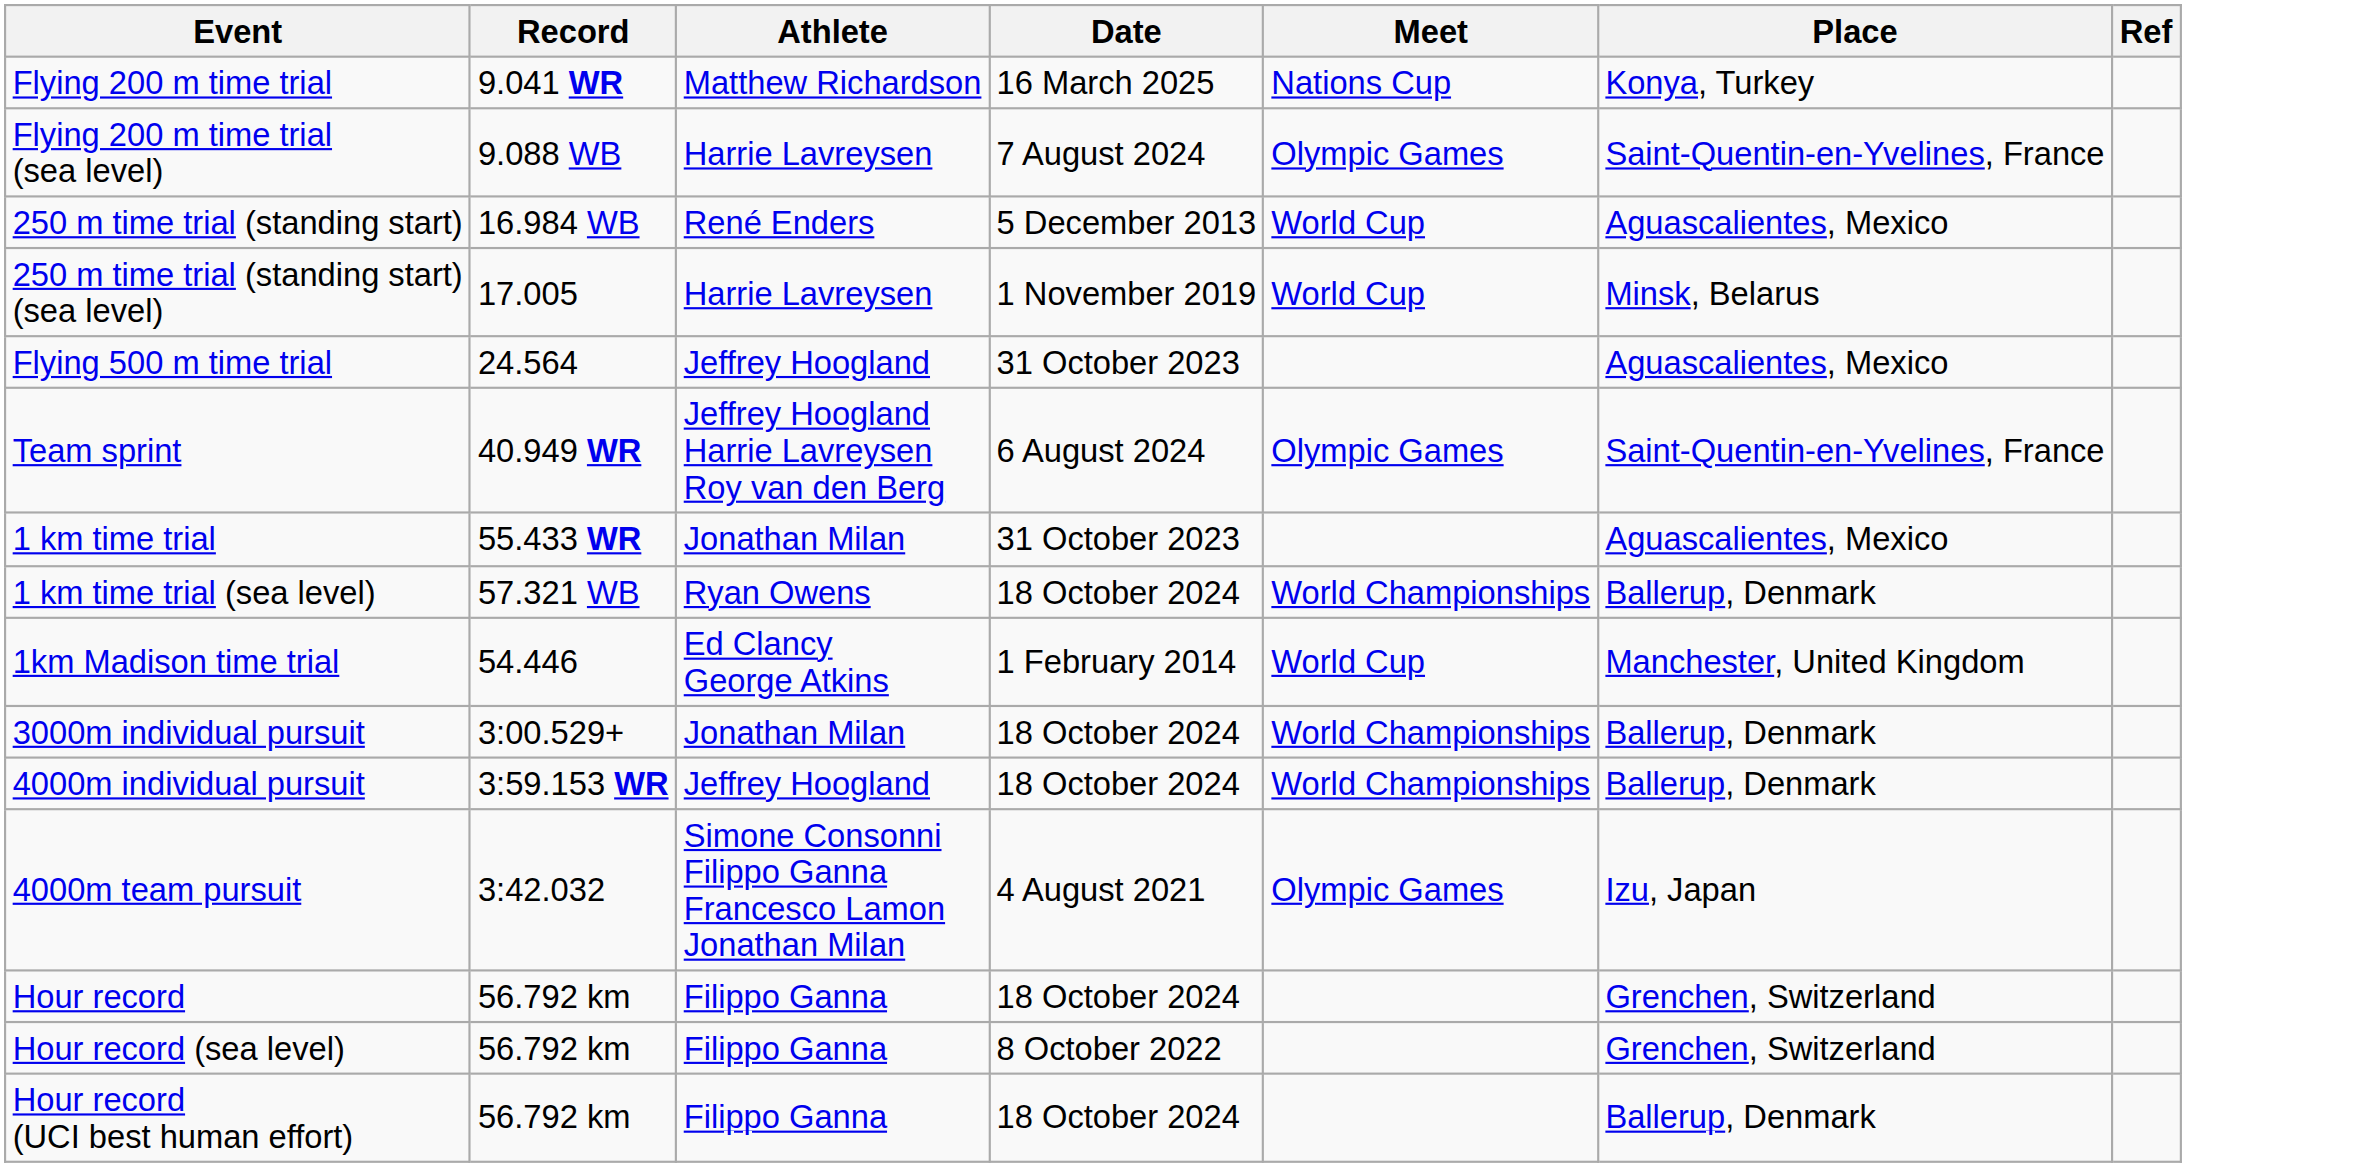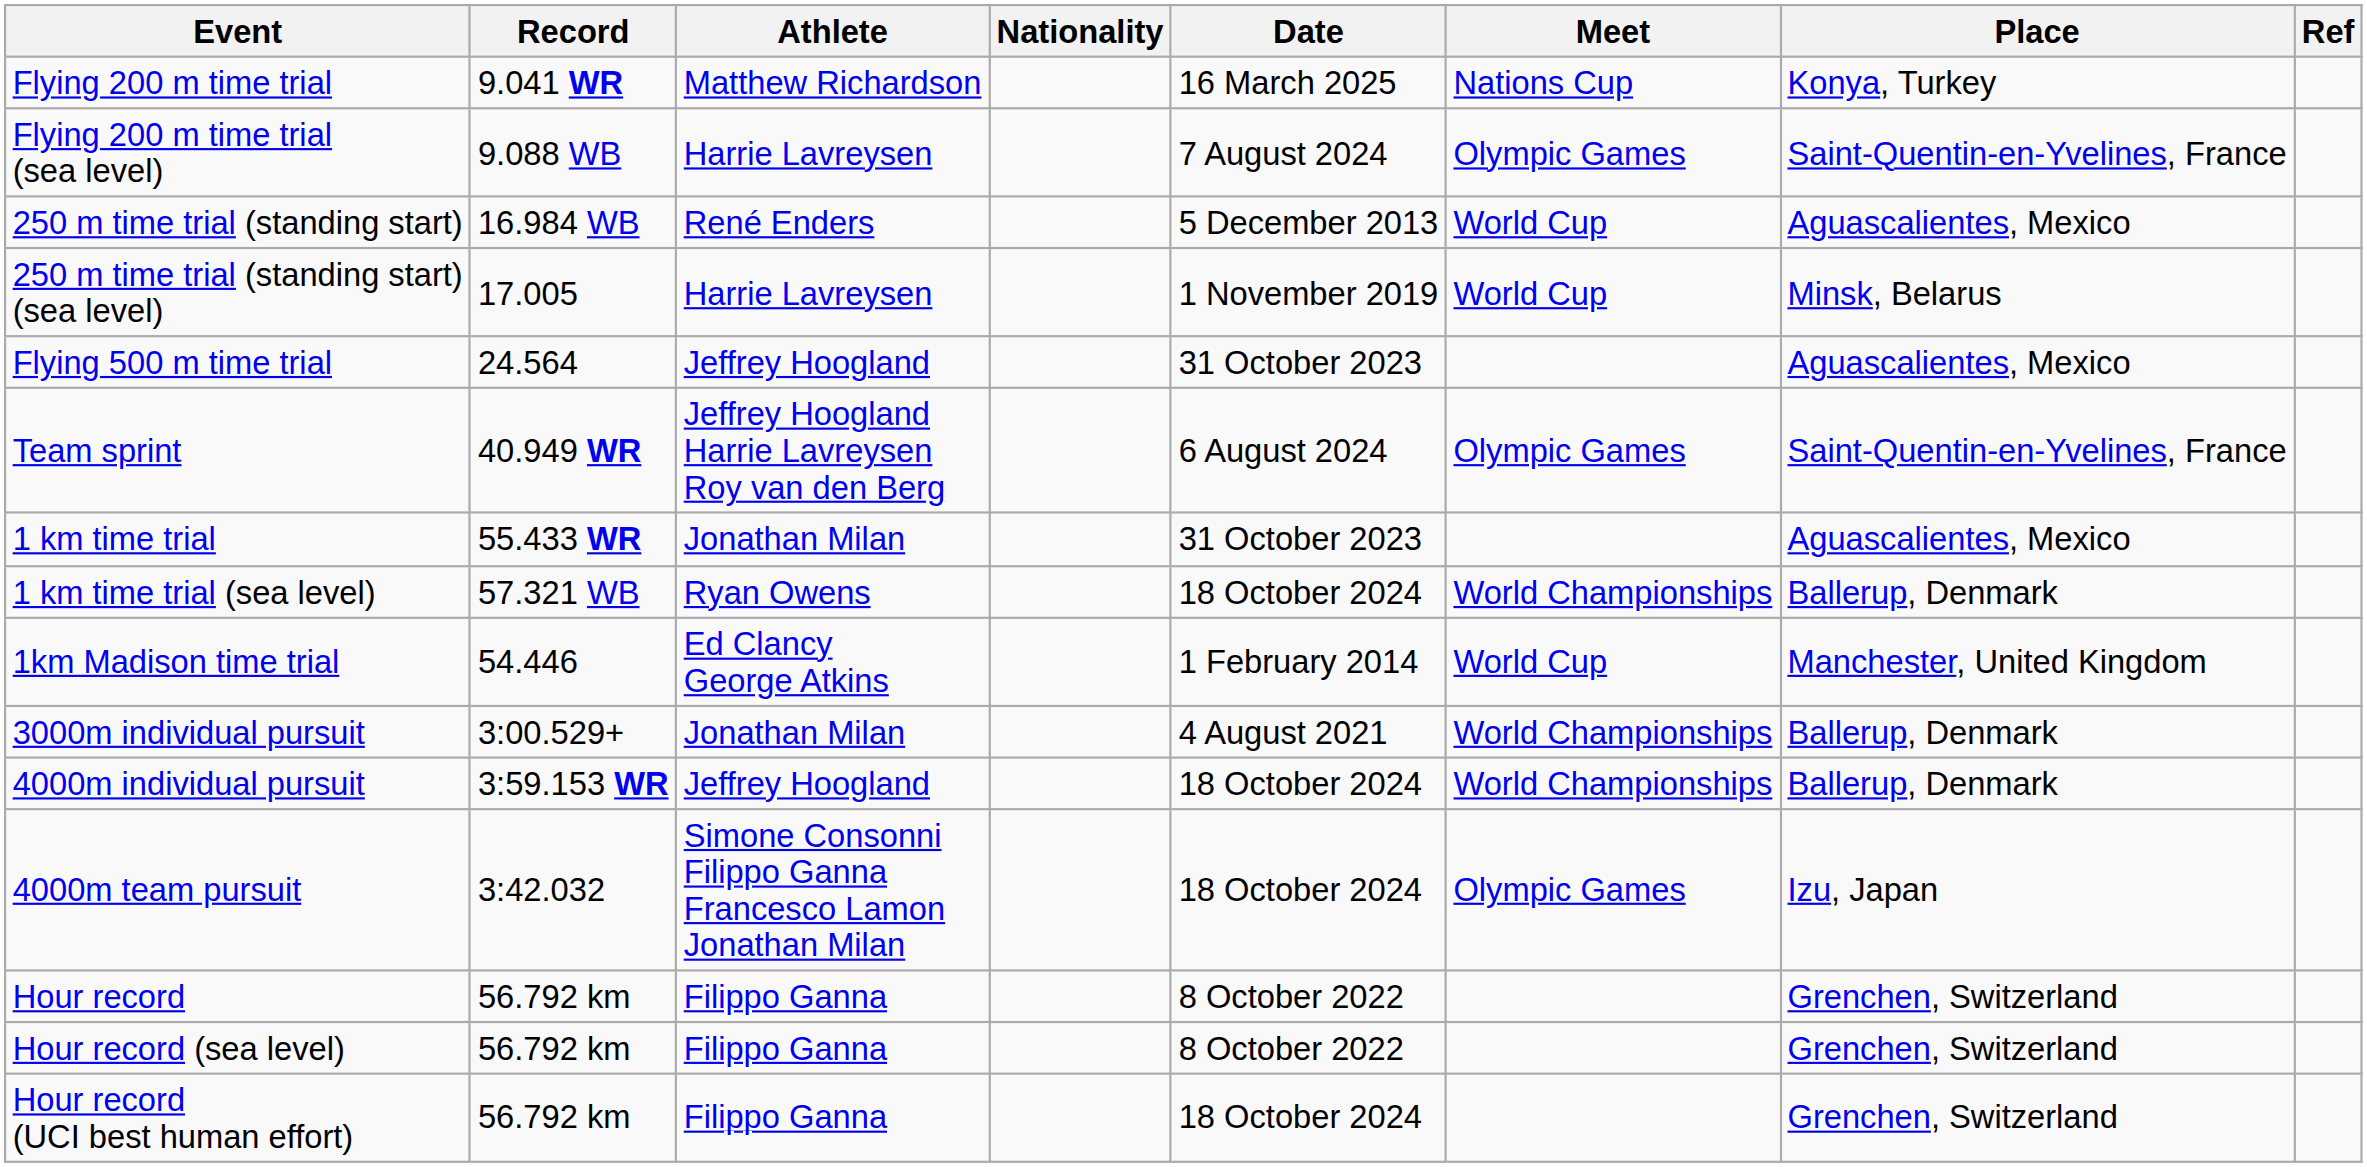+ column: (1080, 31)
(1118, 731) 18 October 2024 -> (1283, 731) 4 August 2021
(1101, 890) 4 August 2021 -> (1300, 890) 18 October 2024
(1118, 996) 18 October 2024 -> (1291, 996) 8 October 2022
(1741, 1118) Ballerup, Denmark -> (1953, 1118) Grenchen, Switzerland
